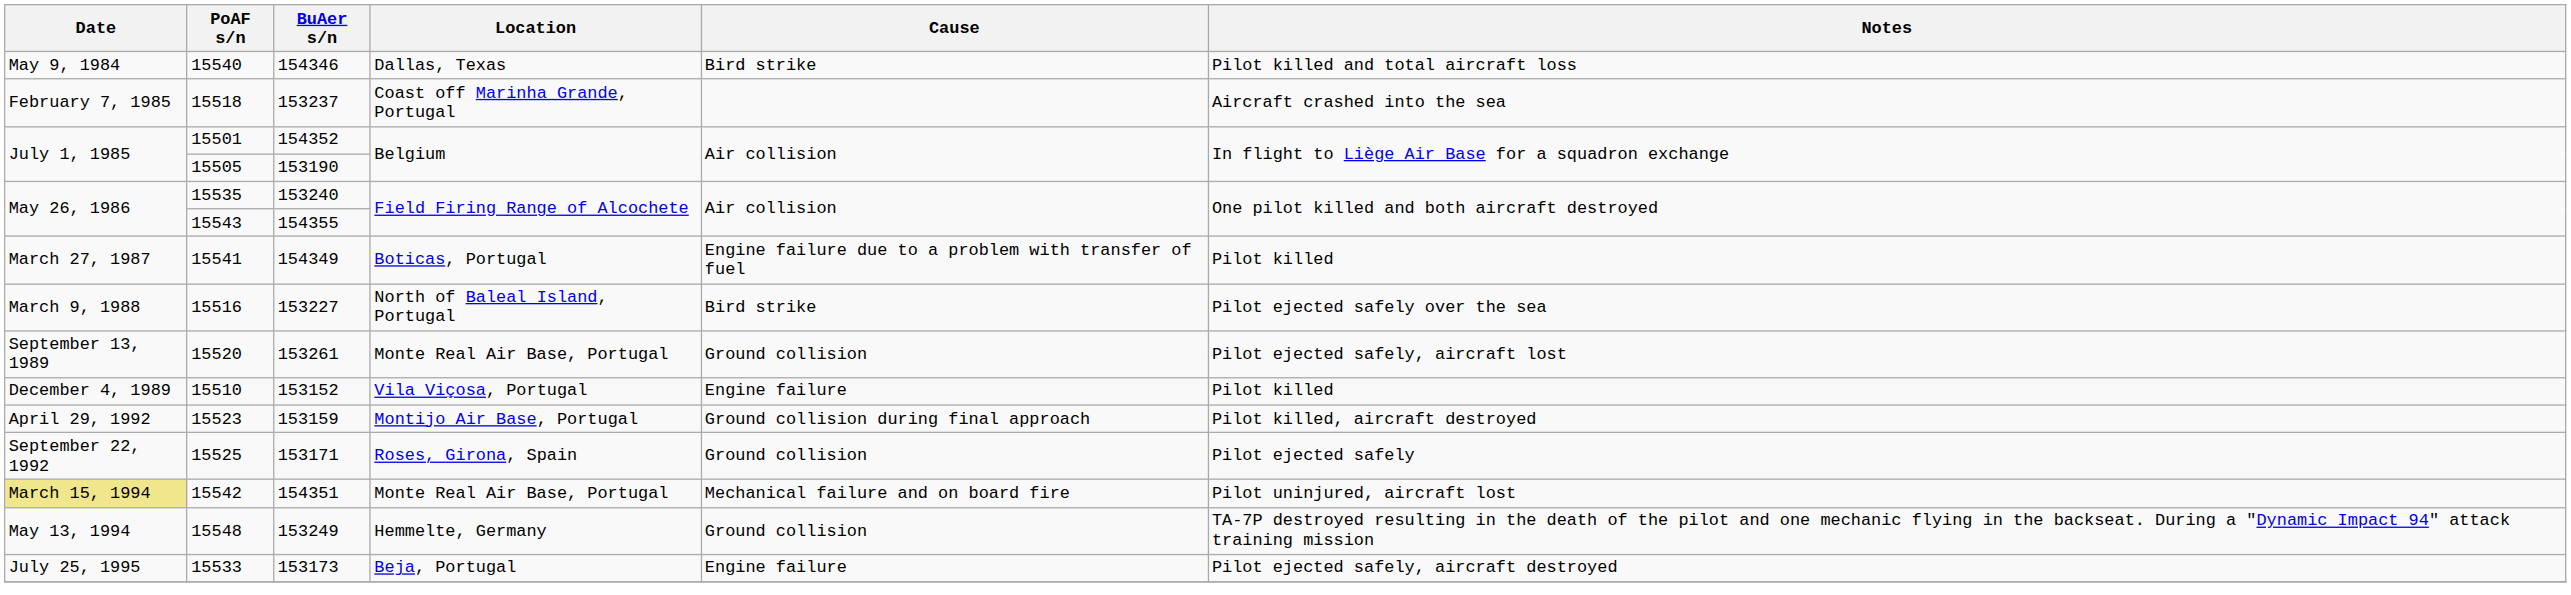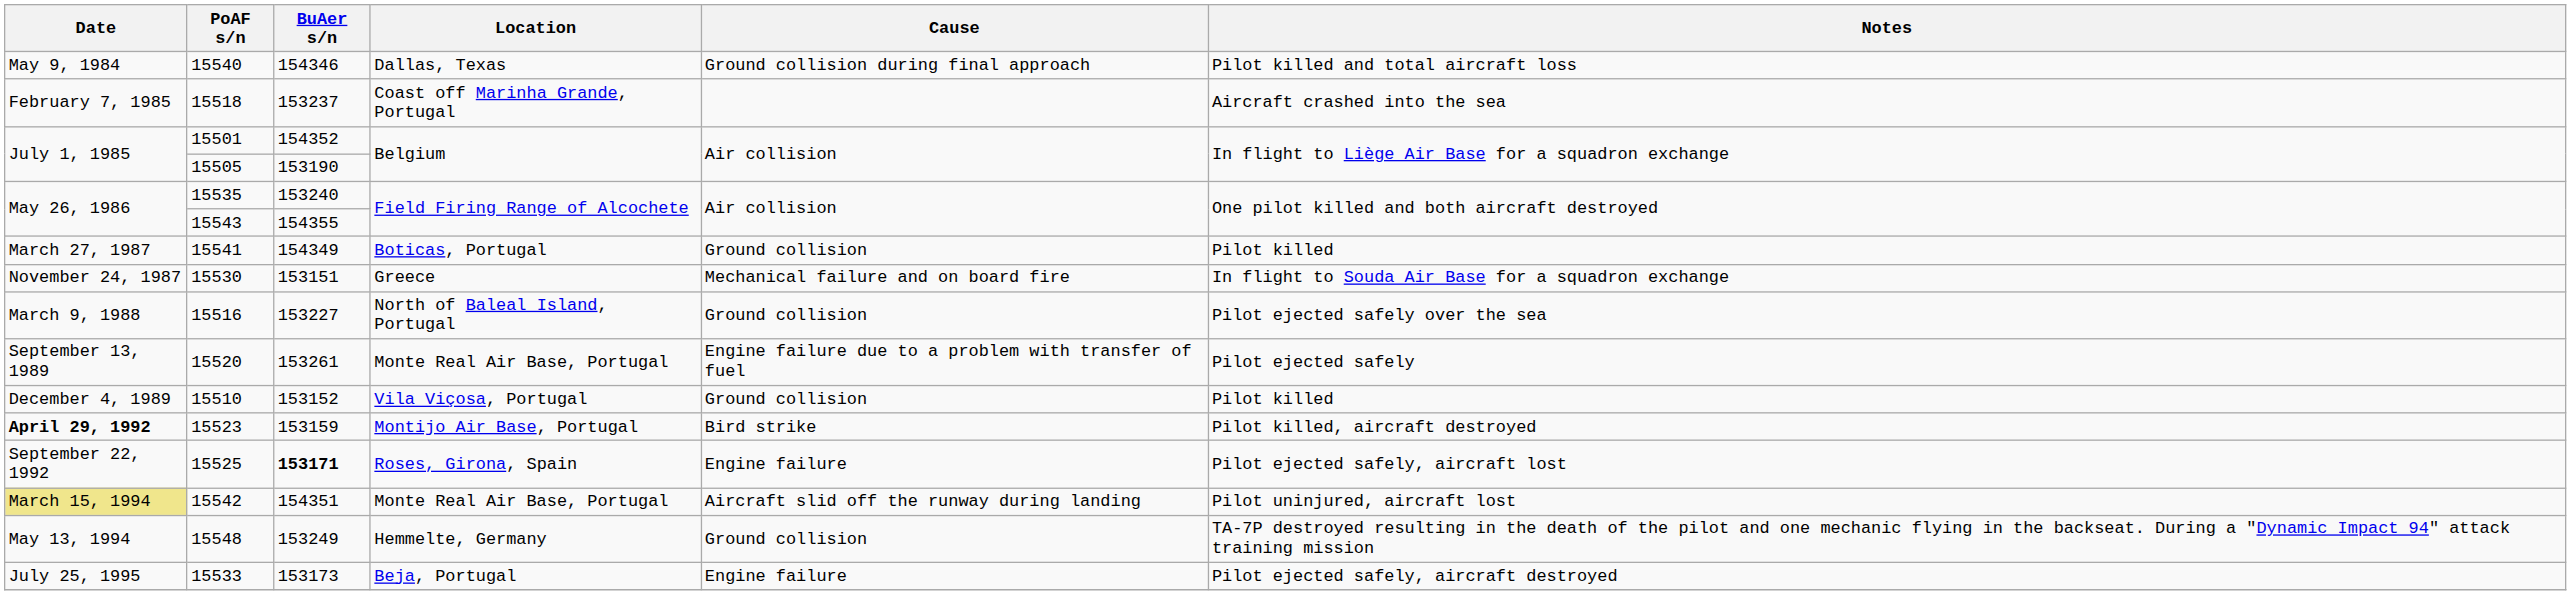(761, 65) Bird strike -> (898, 65) Ground collision during final approach
(948, 260) Engine failure due to a problem with transfer of fuel -> (786, 250) Ground collision
+ row: (217, 278)
(761, 307) Bird strike -> (786, 315) Ground collision
(786, 354) Ground collision -> (948, 362) Engine failure due to a problem with transfer of fuel
(1389, 354) Pilot ejected safely, aircraft lost -> (1313, 362) Pilot ejected safely
(776, 391) Engine failure -> (786, 399) Ground collision
(80, 419) normal -> (80, 427) bold
(898, 419) Ground collision during final approach -> (761, 427) Bird strike
(308, 456) normal -> (308, 464) bold
(786, 456) Ground collision -> (776, 464) Engine failure
(1313, 456) Pilot ejected safely -> (1389, 464) Pilot ejected safely, aircraft lost
(887, 493) Mechanical failure and on board fire -> (923, 502) Aircraft slid off the runway during landing
